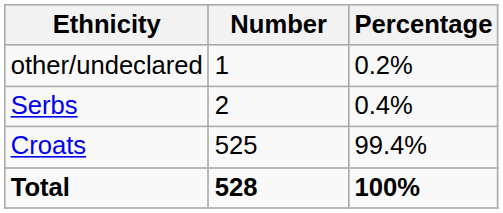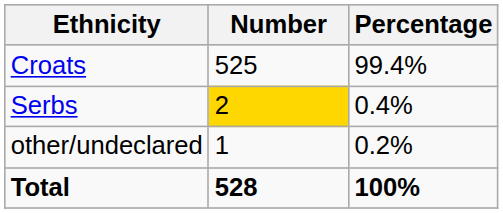rows swapped: (48, 146) <-> (107, 65)
(222, 106) no background -> (222, 106) gold background
